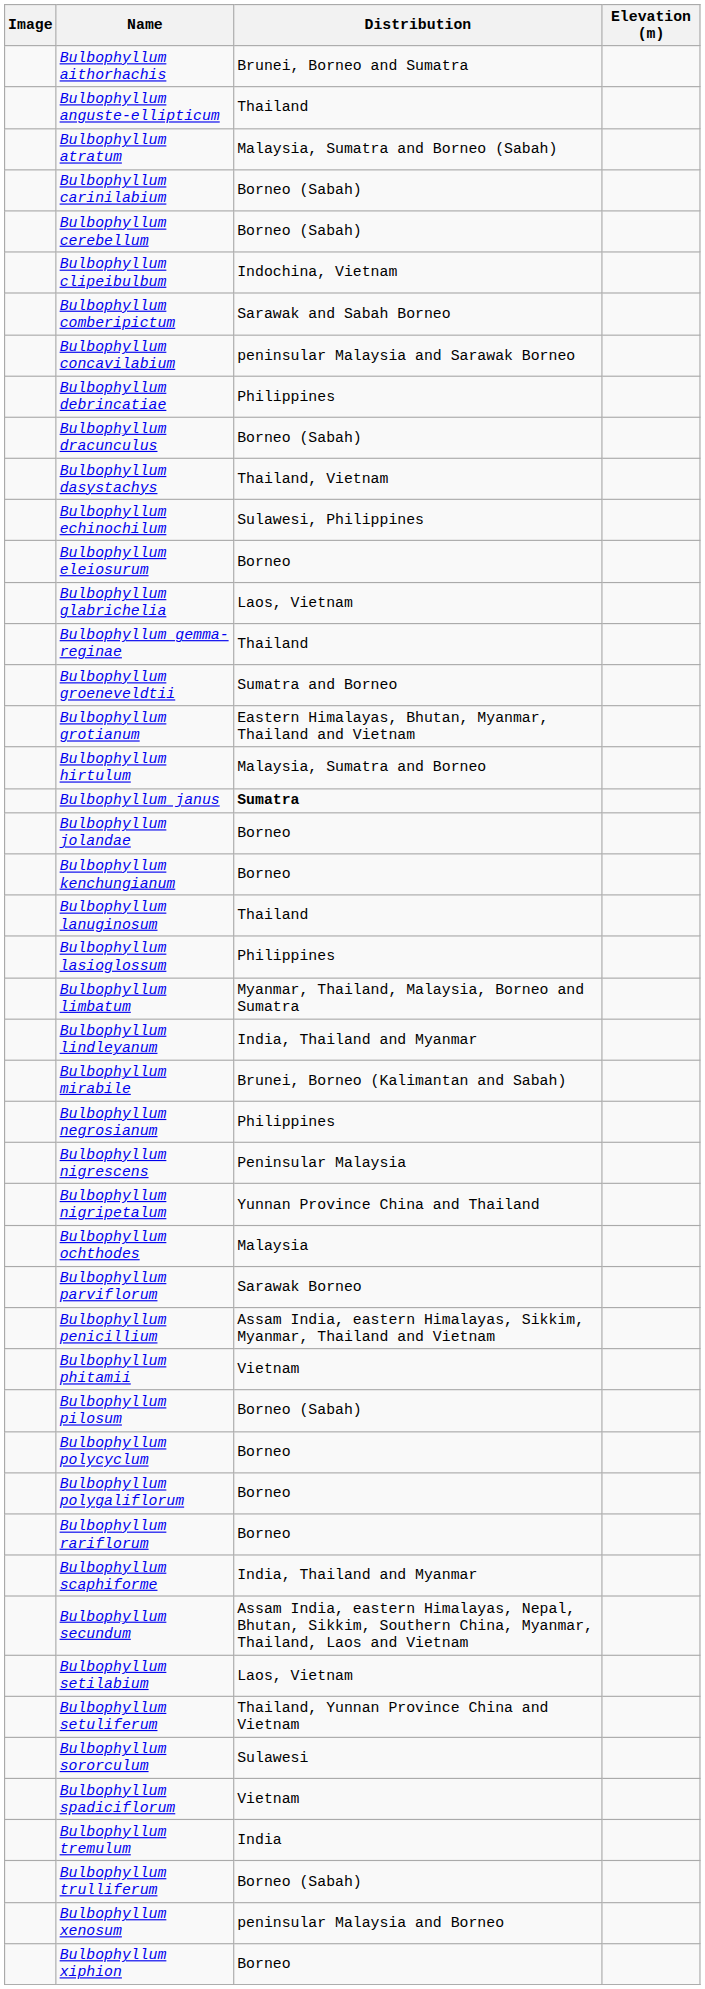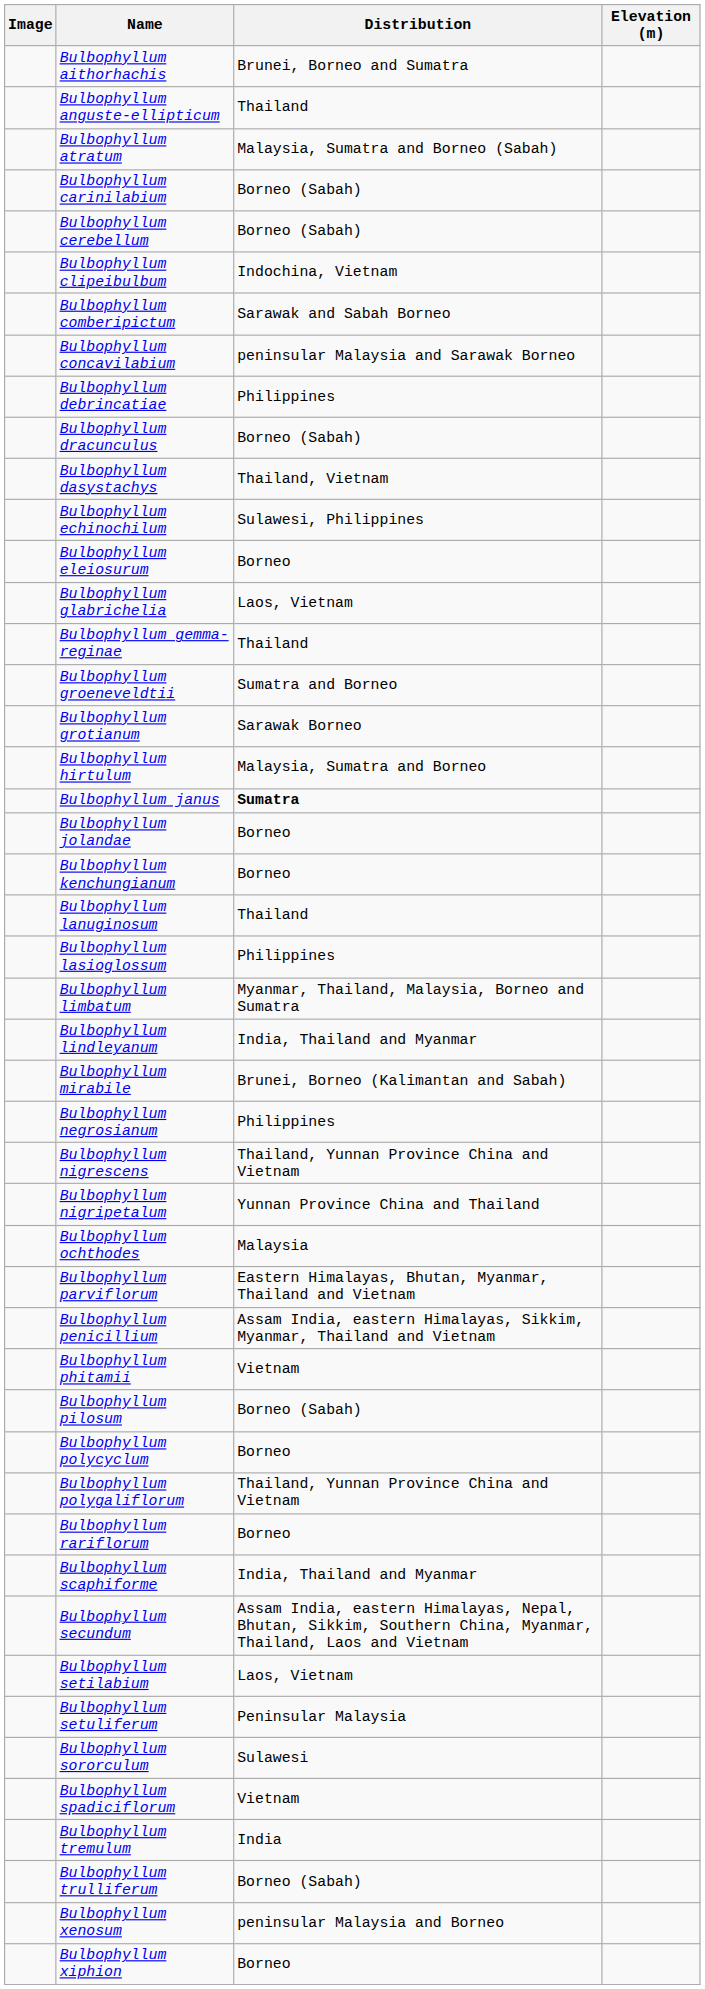(393, 727) Eastern Himalayas, Bhutan, Myanmar, Thailand and Vietnam -> (299, 727) Sarawak Borneo
(322, 1163) Peninsular Malaysia -> (393, 1163) Thailand, Yunnan Province China and Vietnam
(299, 1287) Sarawak Borneo -> (393, 1287) Eastern Himalayas, Bhutan, Myanmar, Thailand and Vietnam
(264, 1493) Borneo -> (393, 1493) Thailand, Yunnan Province China and Vietnam
(393, 1717) Thailand, Yunnan Province China and Vietnam -> (322, 1717) Peninsular Malaysia
